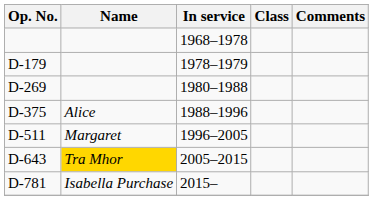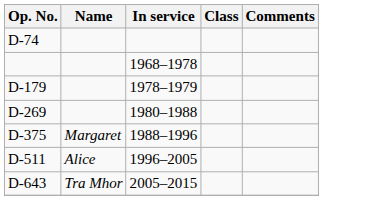+ row: (23, 40)
(80, 111) Alice -> (93, 135) Margaret
(93, 135) Margaret -> (80, 159) Alice
(94, 159) gold background -> (94, 183) no background
- row: (27, 183)
